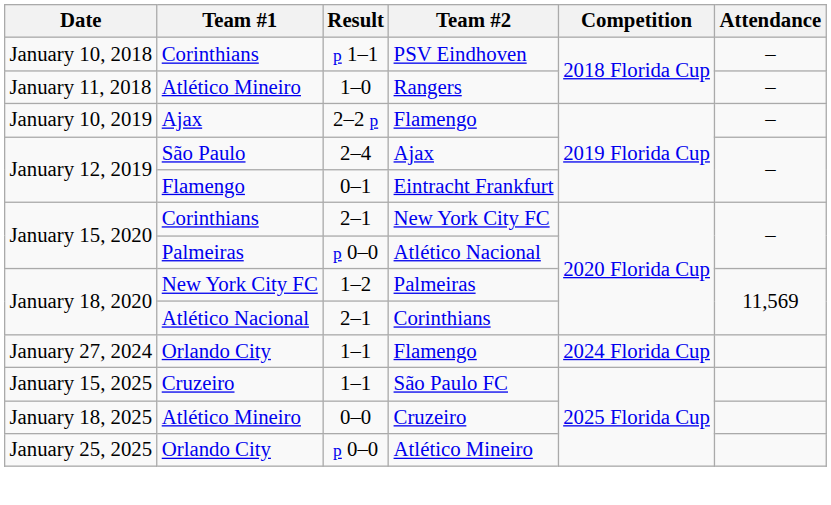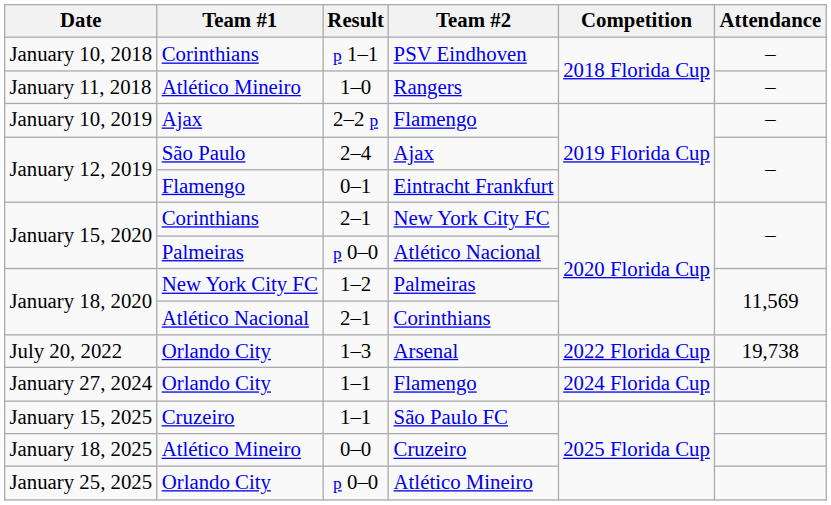+ row: (66, 350)
